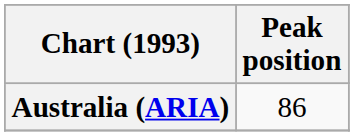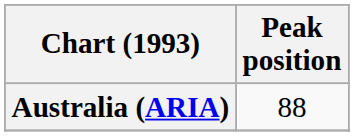(292, 106) 86 -> (292, 106) 88
